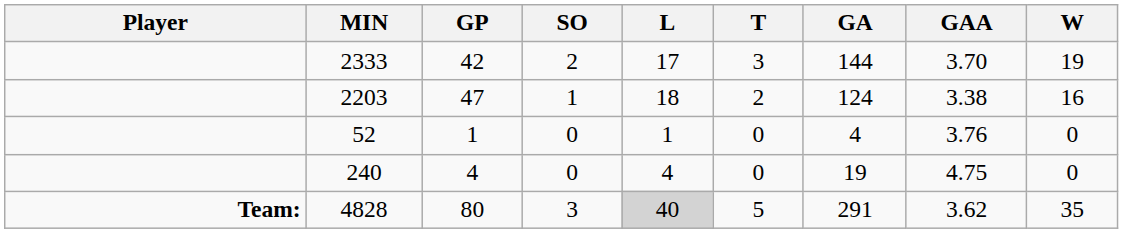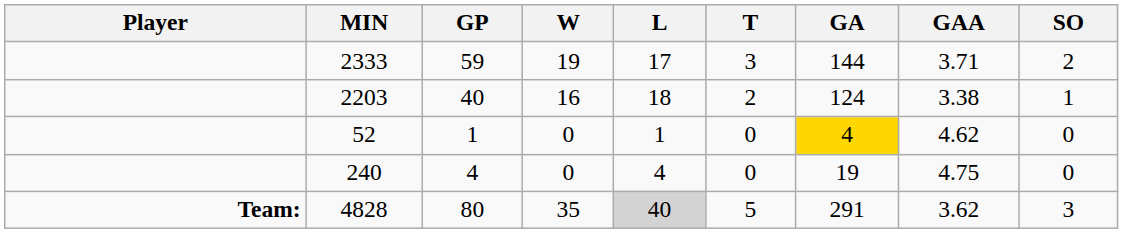columns swapped: (1072, 23) <-> (572, 23)
(472, 60) 42 -> (472, 60) 59
(967, 60) 3.70 -> (959, 60) 3.71
(472, 97) 47 -> (472, 97) 40
(855, 135) no background -> (847, 135) gold background
(967, 135) 3.76 -> (959, 135) 4.62
